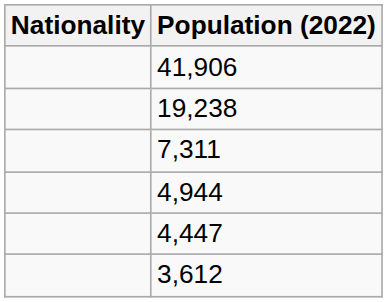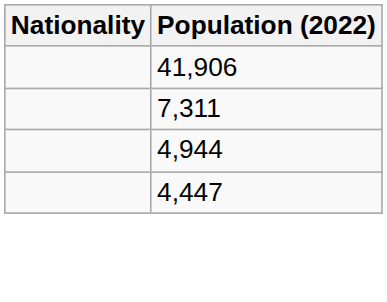- row: (197, 108)
- row: (190, 274)
